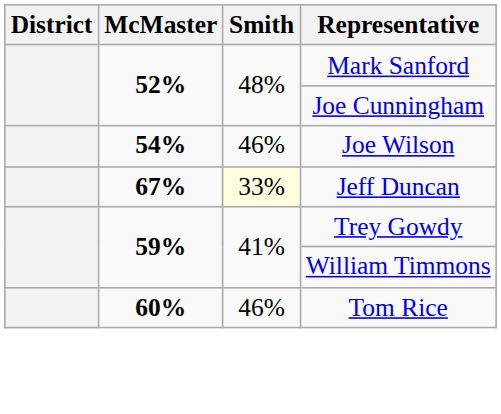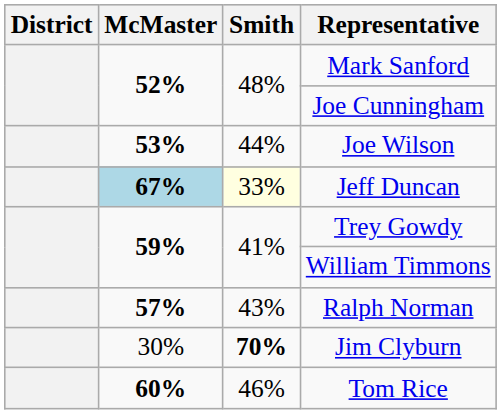(161, 145) 54% -> (161, 145) 53%
(262, 145) 46% -> (262, 145) 44%
(161, 186) no background -> (161, 186) lightblue background
+ row: (398, 307)
+ row: (398, 347)
